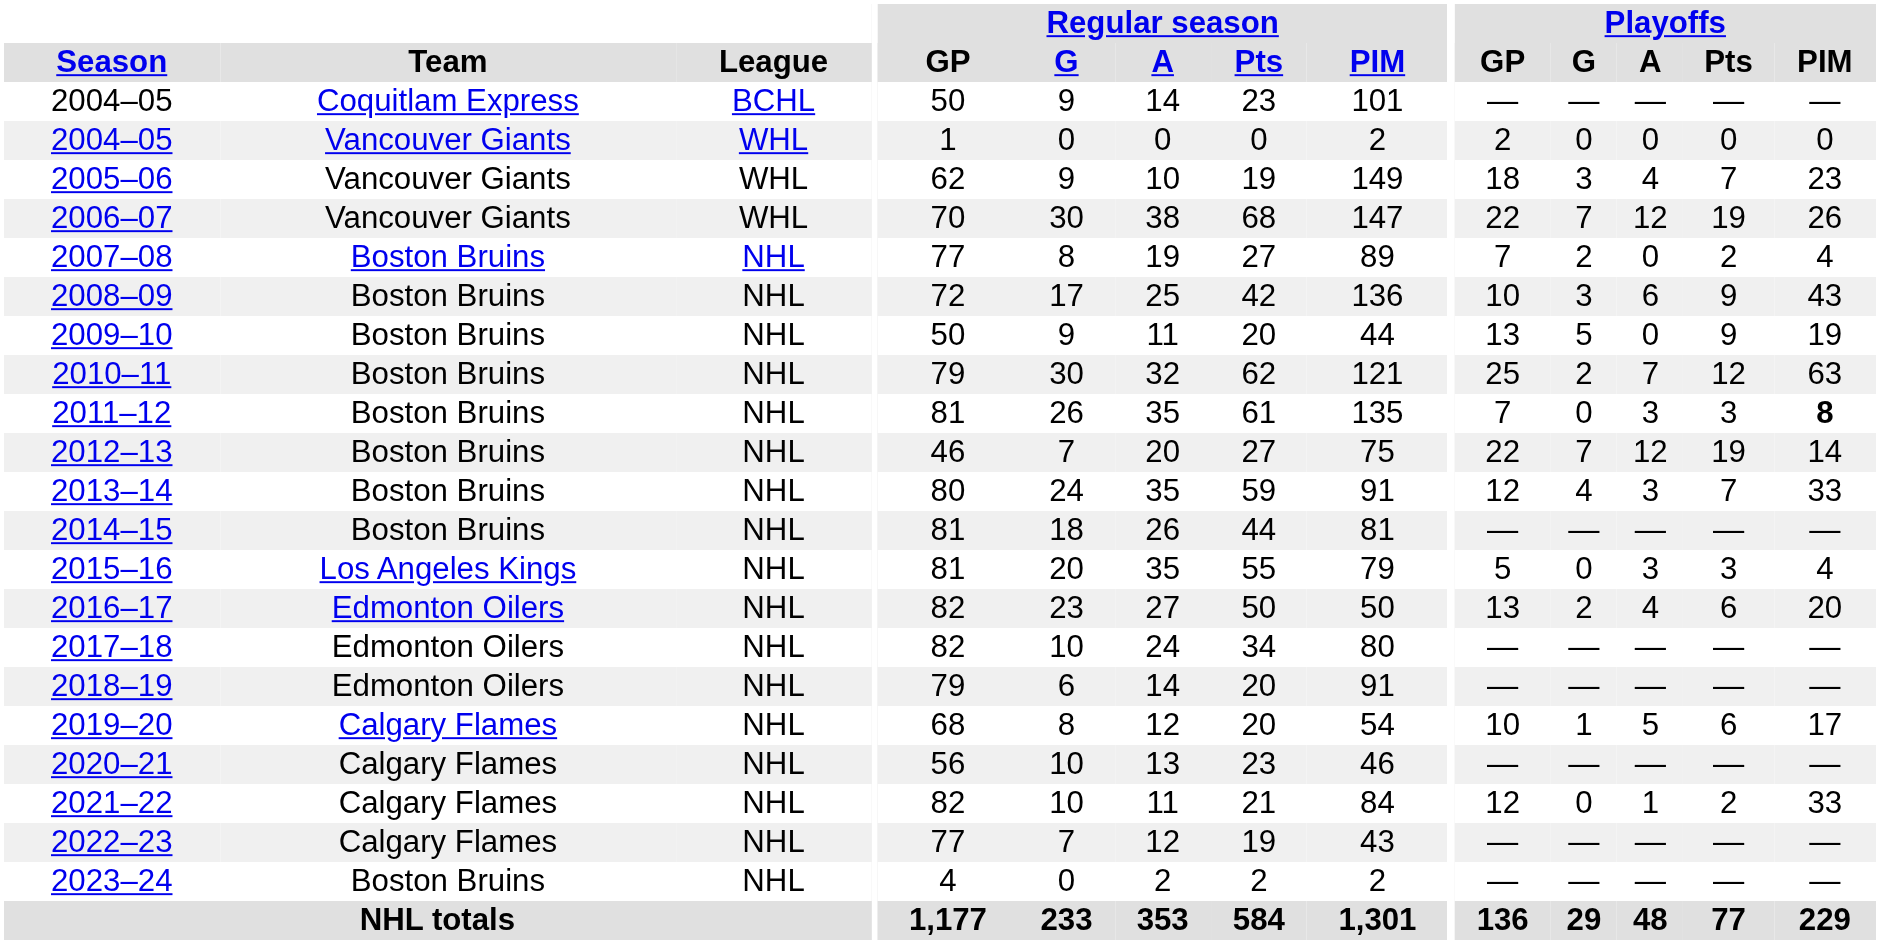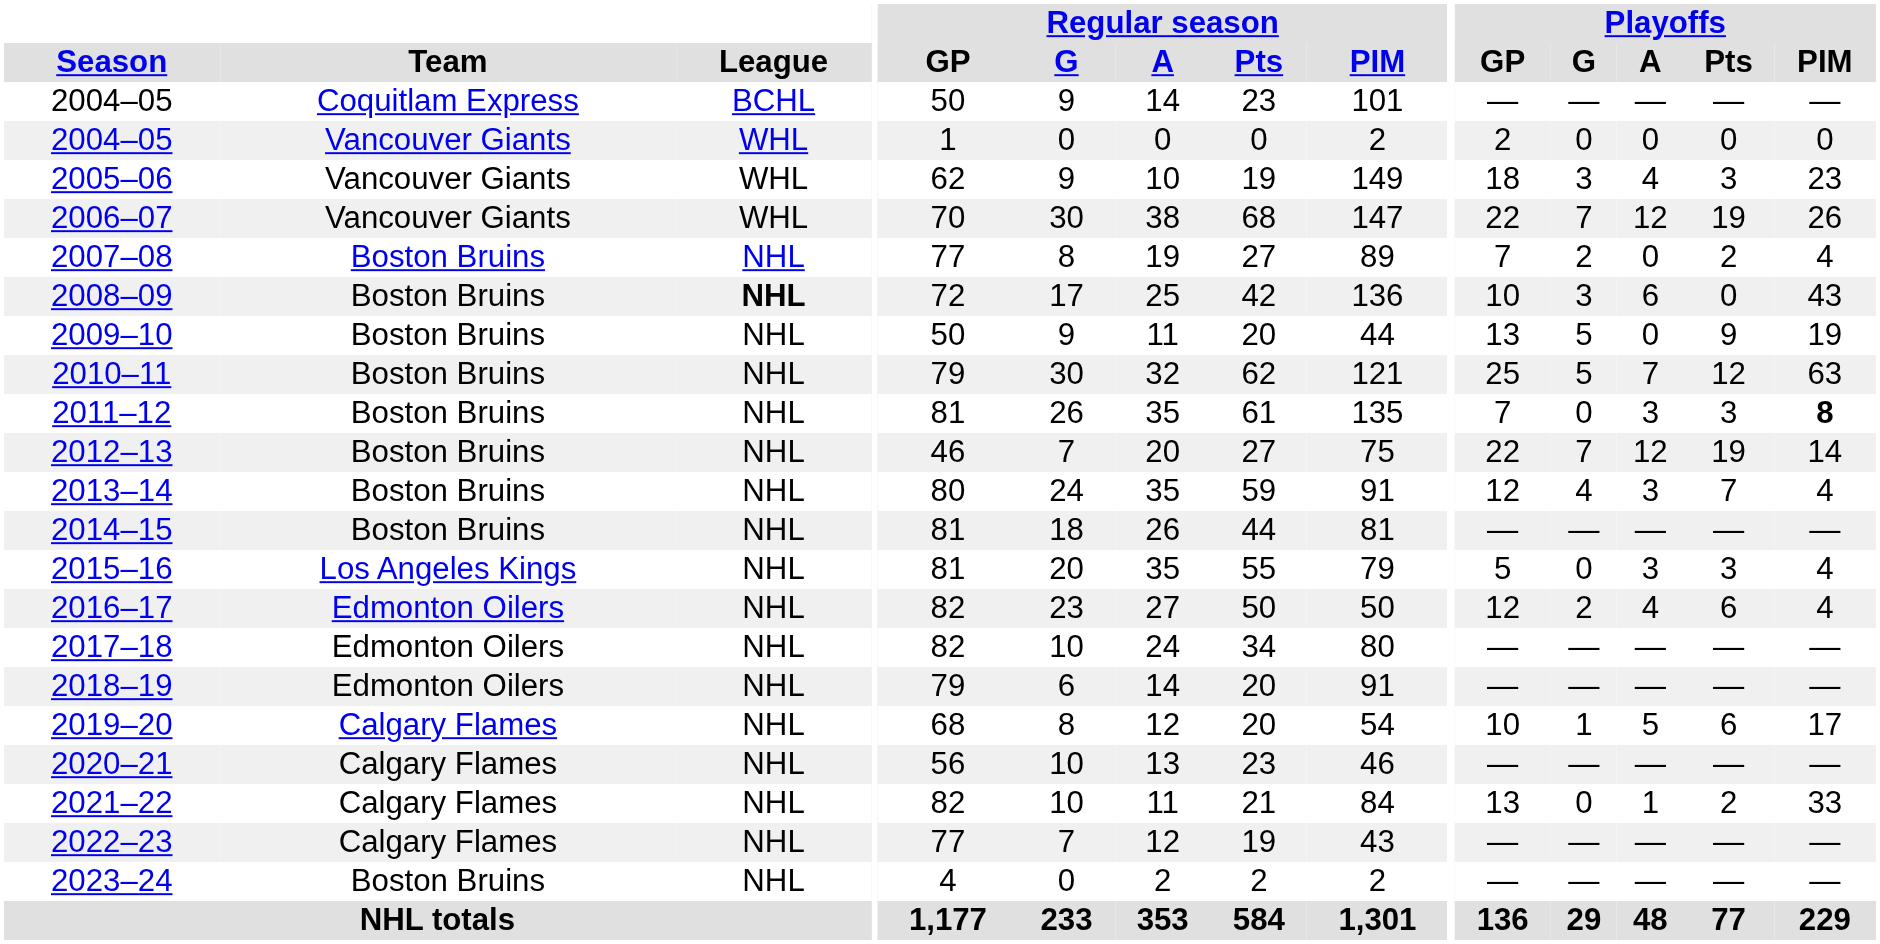(1729, 179) 7 -> (1729, 179) 3
(774, 296) normal -> (774, 296) bold
(1729, 296) 9 -> (1729, 296) 0
(1584, 374) 2 -> (1584, 374) 5
(1825, 491) 33 -> (1825, 491) 4
(1503, 608) 13 -> (1503, 608) 12
(1825, 608) 20 -> (1825, 608) 4
(1503, 803) 12 -> (1503, 803) 13
